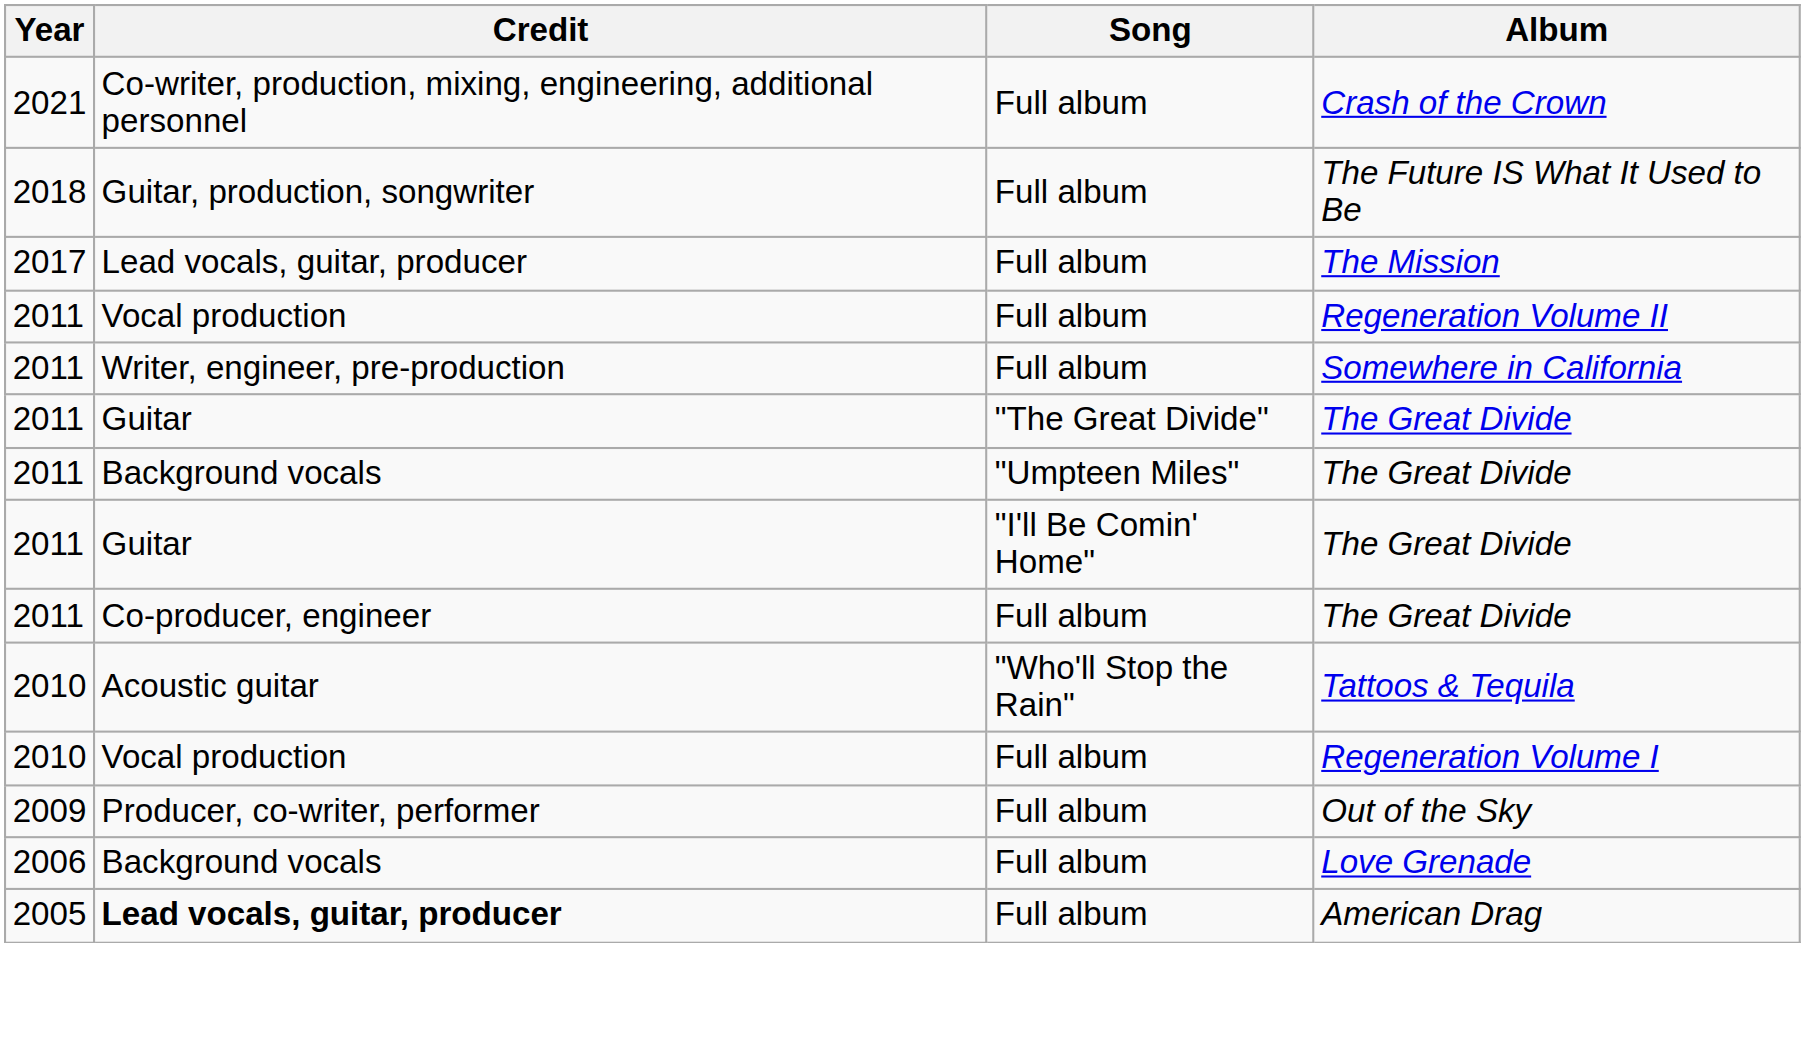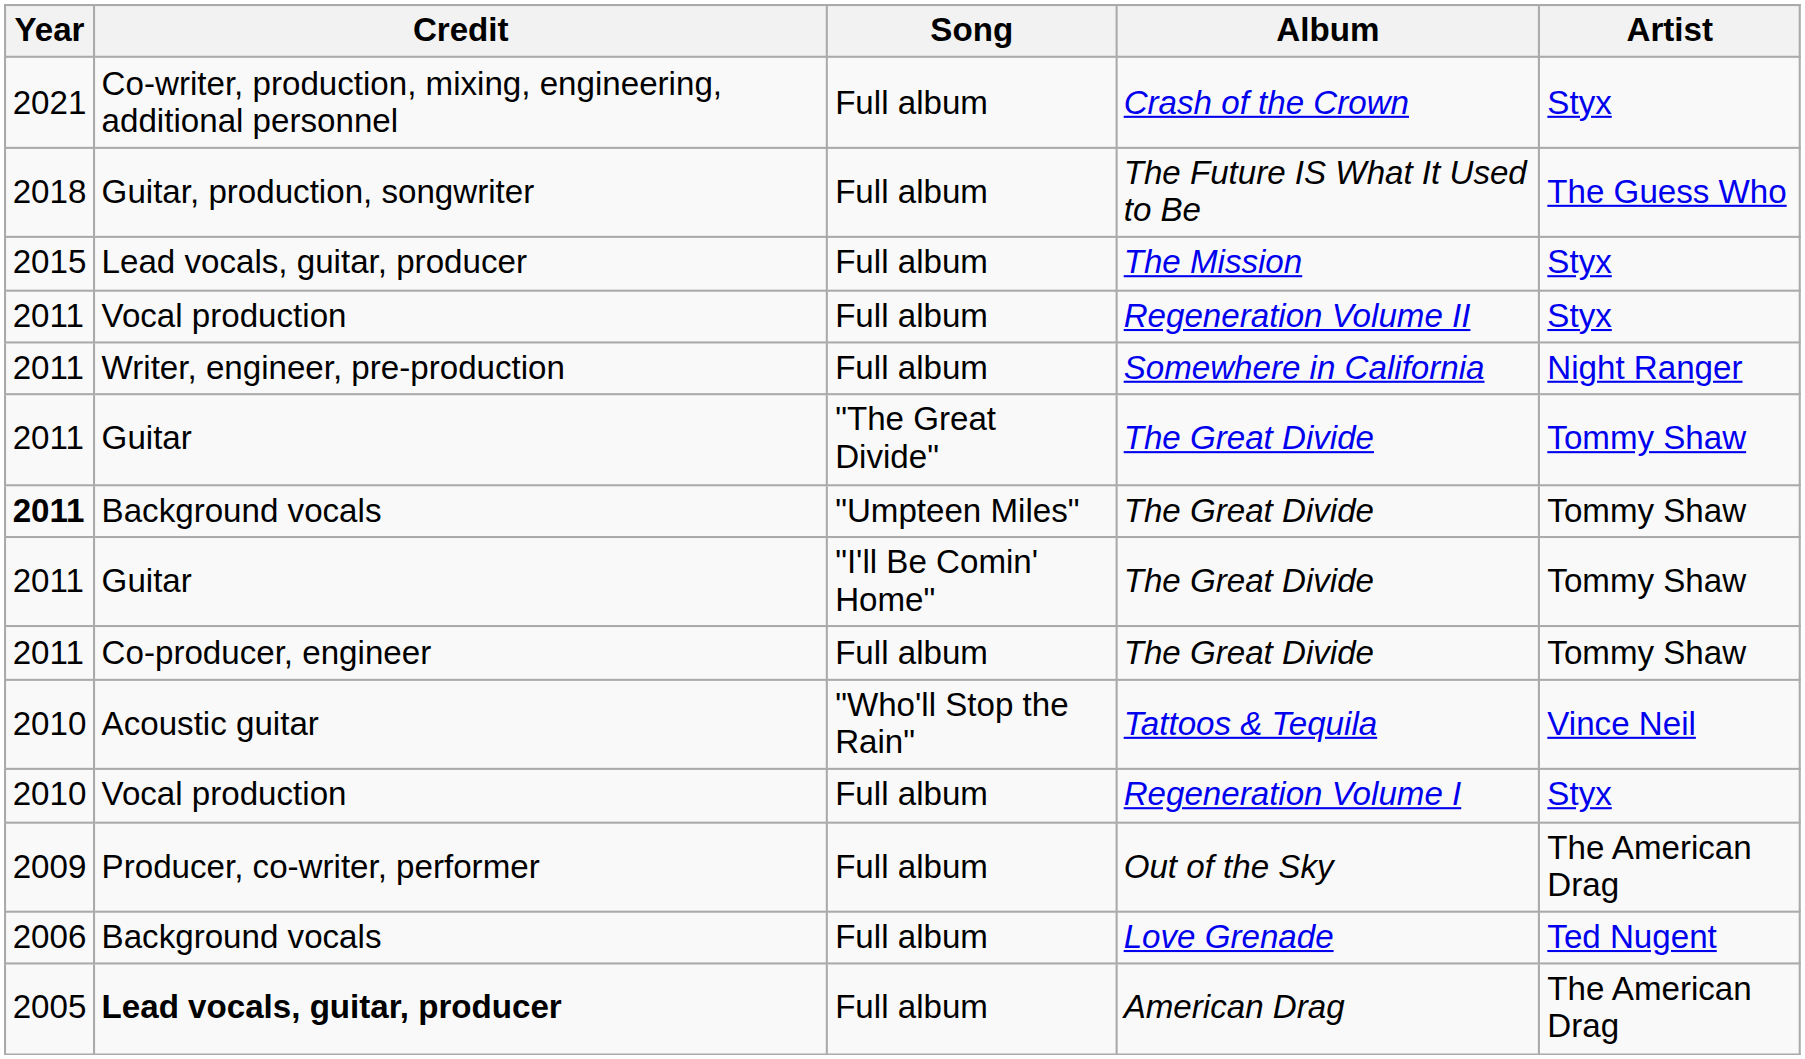+ column: (1670, 30)
(50, 262) 2017 -> (50, 262) 2015
(48, 472) normal -> (49, 510) bold
